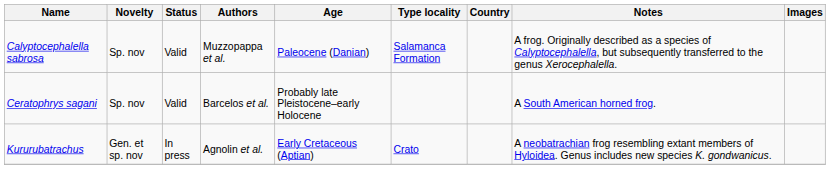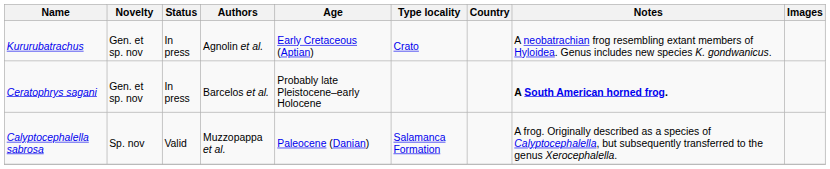rows swapped: (48, 52) <-> (45, 149)
(127, 104) Sp. nov -> (126, 92) Gen. et sp. nov
(176, 104) Valid -> (177, 92) In press
(585, 104) normal -> (591, 92) bold
